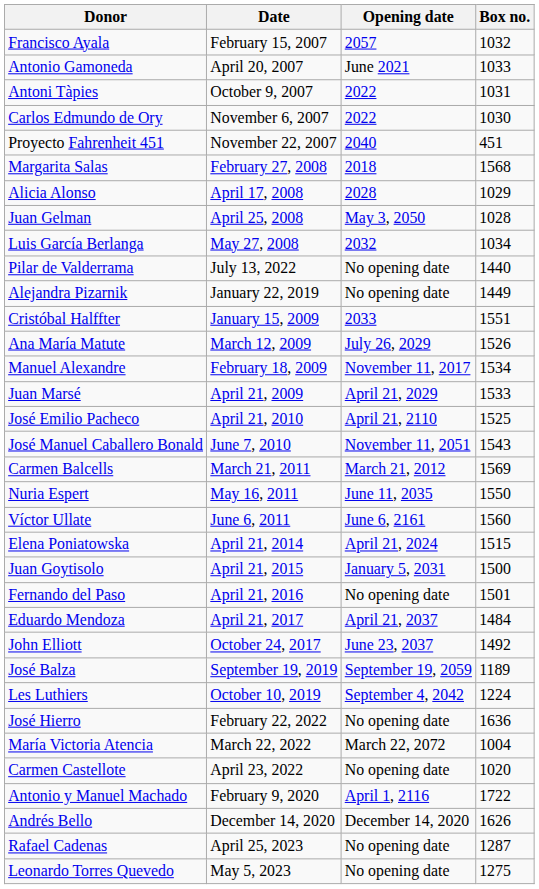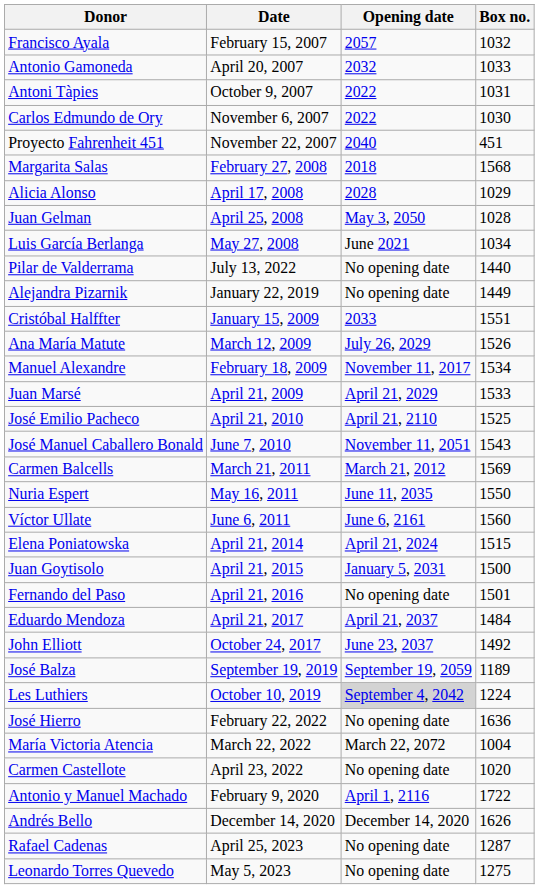(377, 67) June 2021 -> (361, 67) 2032
(361, 243) 2032 -> (377, 243) June 2021
(404, 695) no background -> (404, 695) lightgrey background
